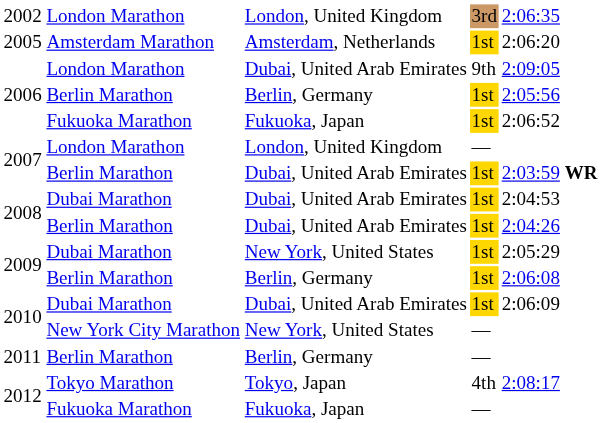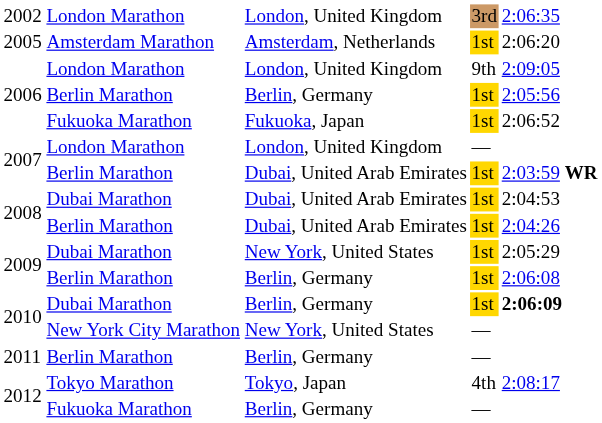(356, 68) Dubai, United Arab Emirates -> (343, 68) London, United Kingdom
(356, 304) Dubai, United Arab Emirates -> (309, 304) Berlin, Germany
(531, 304) normal -> (532, 304) bold
(305, 408) Fukuoka, Japan -> (309, 408) Berlin, Germany
